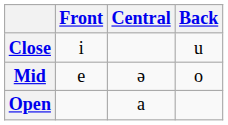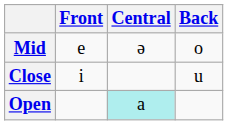rows swapped: (30, 47) <-> (30, 76)
(141, 104) no background -> (141, 104) paleturquoise background
